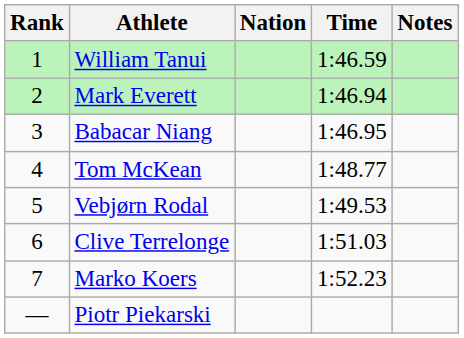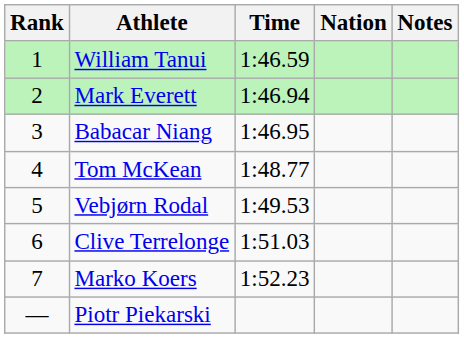columns swapped: (273, 22) <-> (352, 22)
